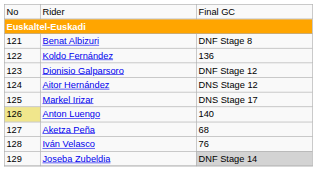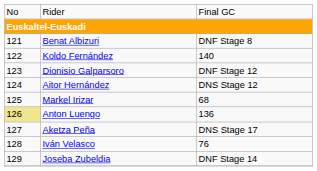(206, 56) 136 -> (206, 56) 140
(228, 100) DNS Stage 17 -> (204, 100) 68
(206, 115) 140 -> (206, 115) 136
(204, 129) 68 -> (228, 129) DNS Stage 17
(228, 159) lightgrey background -> (228, 159) no background
